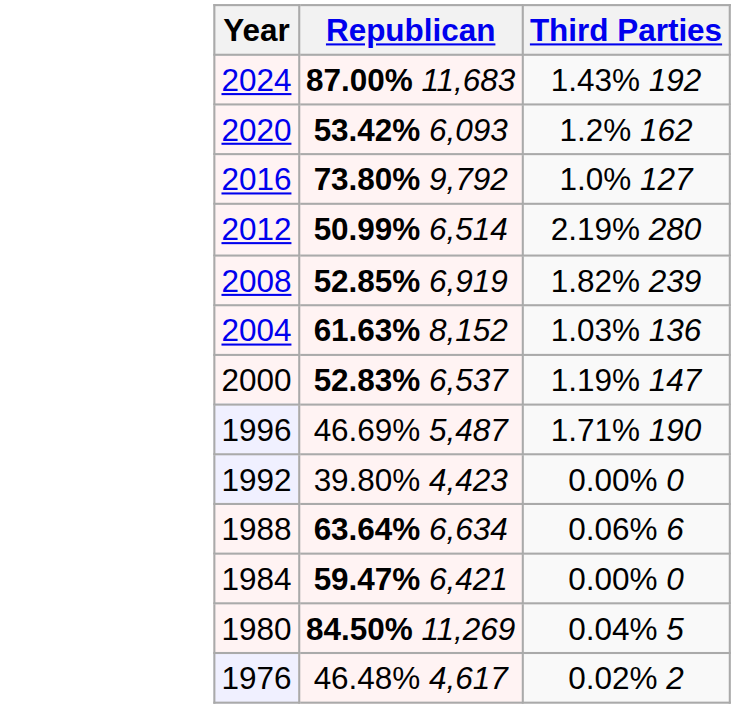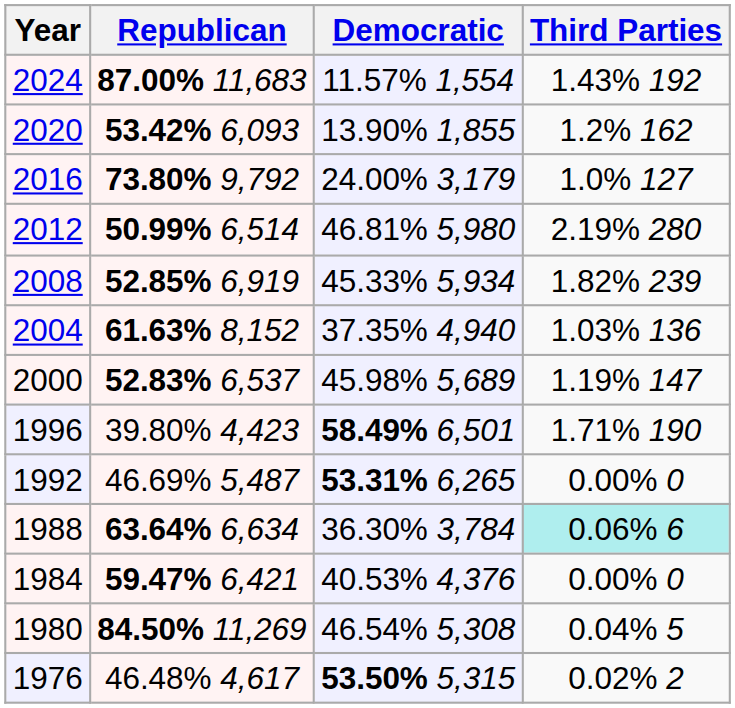+ column: (418, 30)
(411, 429) 46.69% 5,487 -> (202, 429) 39.80% 4,423
(411, 479) 39.80% 4,423 -> (202, 479) 46.69% 5,487
(626, 528) no background -> (626, 528) paleturquoise background
